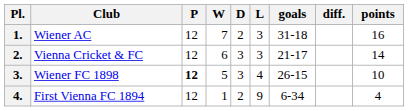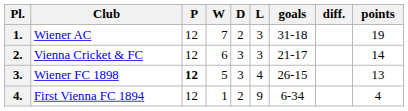(378, 34) 16 -> (378, 34) 19
(378, 75) 10 -> (378, 75) 13
